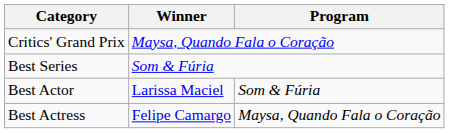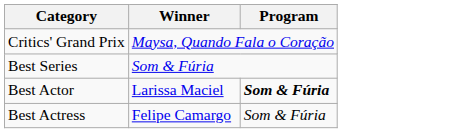(279, 90) normal -> (286, 90) bold
(339, 115) Maysa, Quando Fala o Coração -> (285, 115) Som & Fúria
